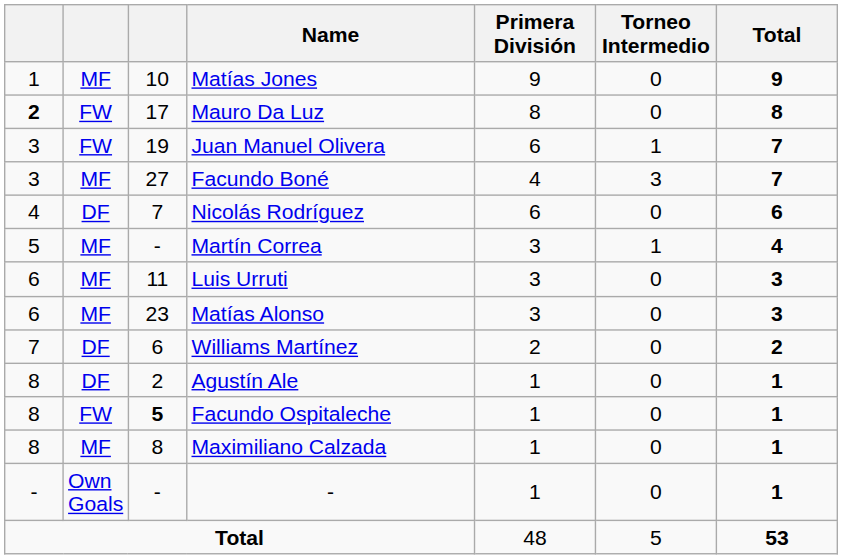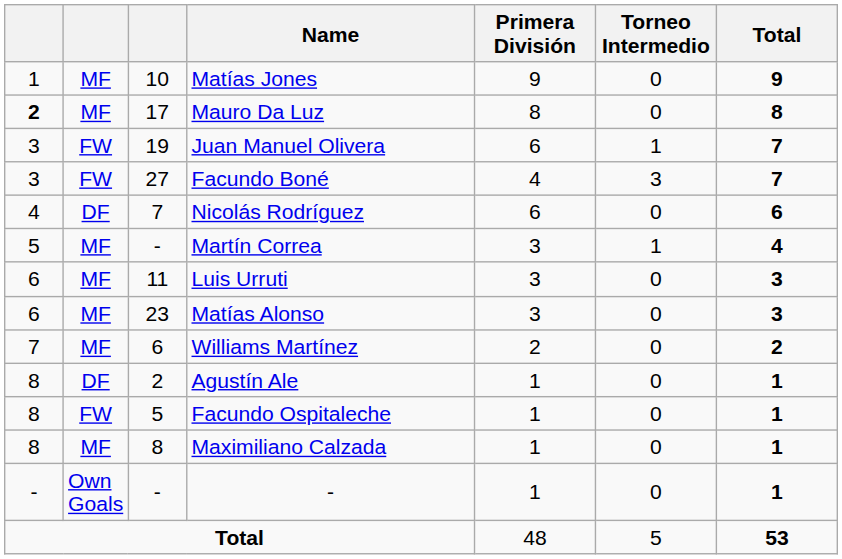(96, 112) FW -> (96, 112) MF
(96, 179) MF -> (96, 179) FW
(96, 346) DF -> (96, 346) MF
(157, 413) bold -> (157, 413) normal
